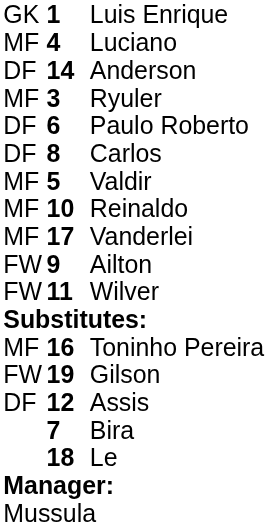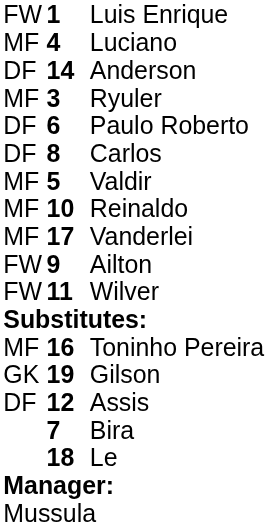(21, 15) GK -> (23, 15) FW
(23, 375) FW -> (21, 375) GK
